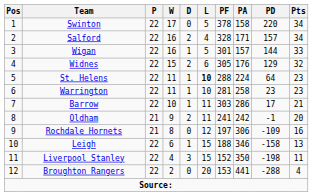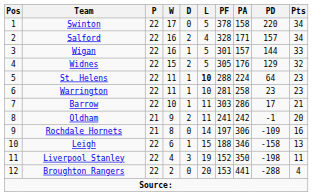(206, 64) 6 -> (206, 64) 5
(206, 131) 12 -> (206, 131) 14
(206, 158) 15 -> (206, 158) 19
